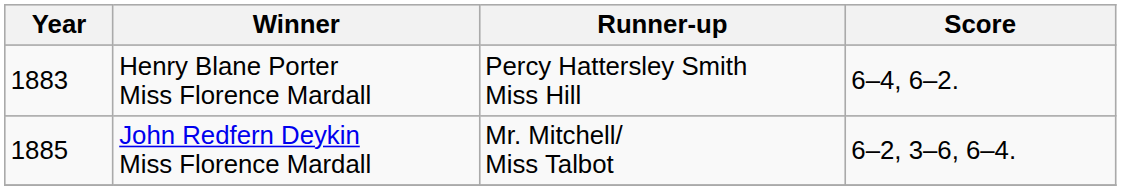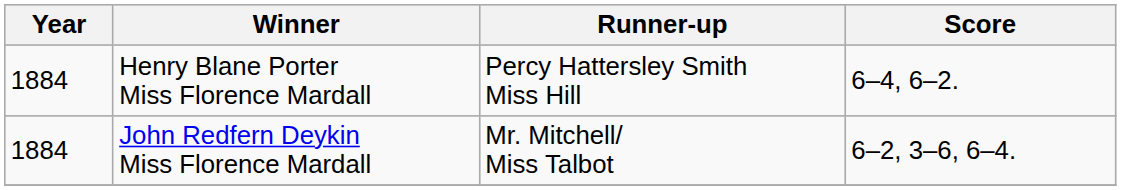(39, 80) 1883 -> (39, 80) 1884
(39, 150) 1885 -> (39, 150) 1884
